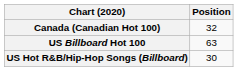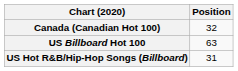(211, 58) 30 -> (211, 58) 31
